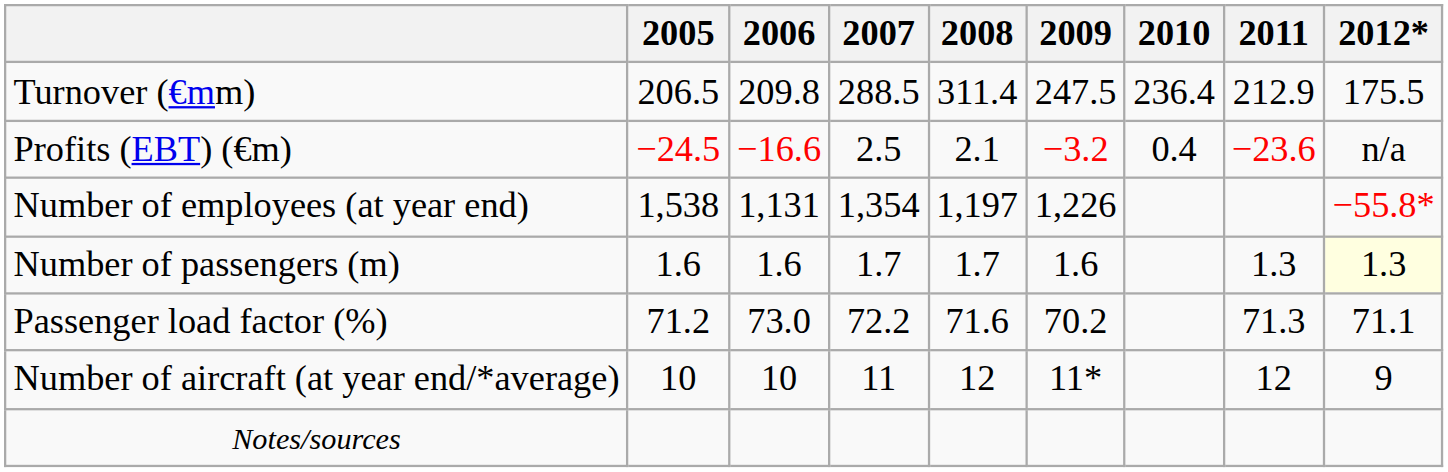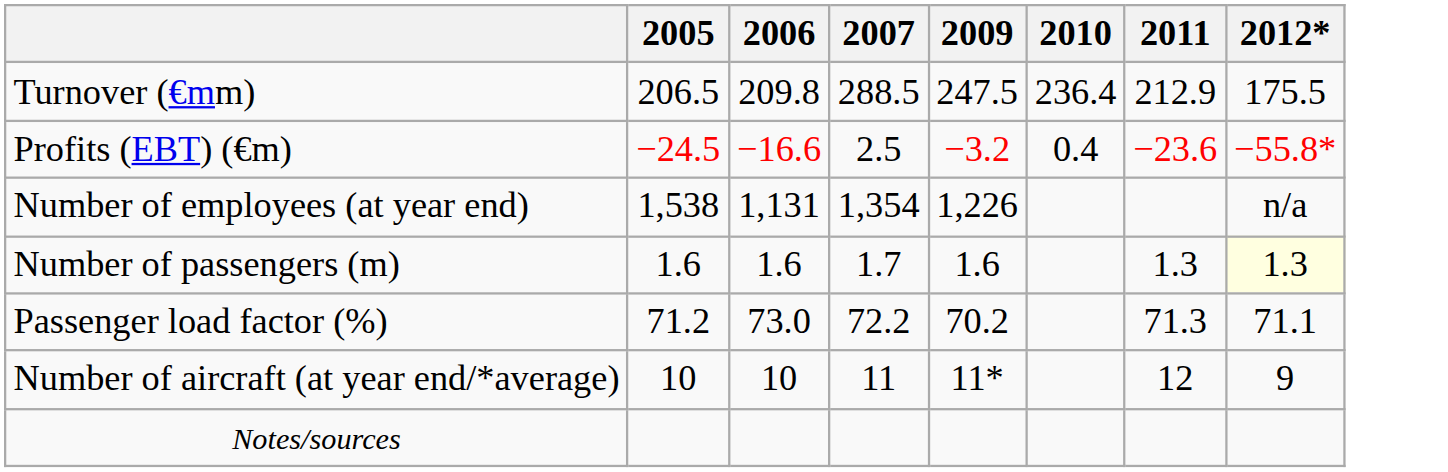- column: (977, 33)
(1384, 148) n/a -> (1285, 148) −55.8*
(1384, 206) −55.8* -> (1285, 206) n/a
